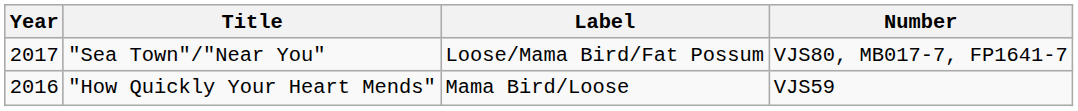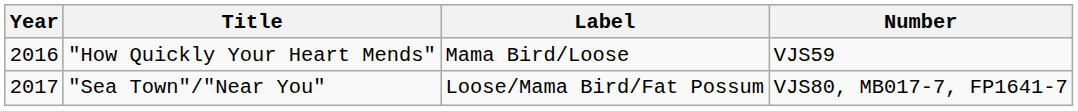rows swapped: (252, 88) <-> (197, 55)
